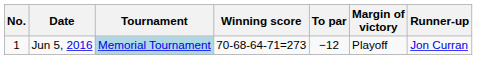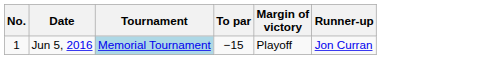- column: (261, 20)
(329, 45) −12 -> (234, 45) −15
